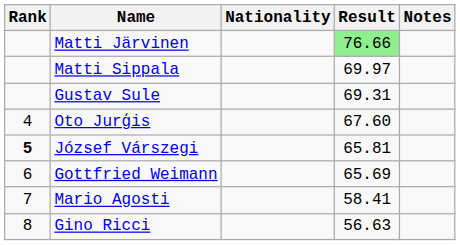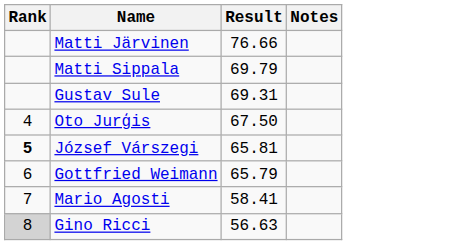- column: (278, 18)
(367, 44) lightgreen background -> (254, 44) no background
(367, 70) 69.97 -> (254, 70) 69.79
(367, 122) 67.60 -> (254, 122) 67.50
(367, 174) 65.69 -> (254, 174) 65.79
(28, 226) no background -> (28, 226) lightgrey background
